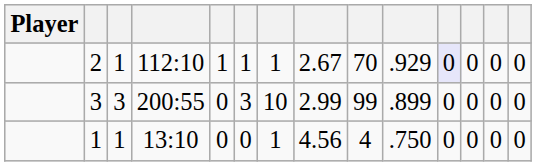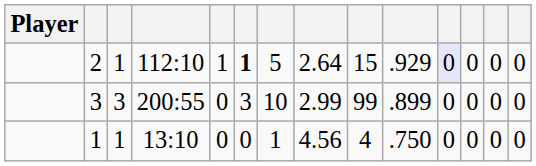(246, 62) normal -> (246, 62) bold
(275, 62) 1 -> (275, 62) 5
(320, 62) 2.67 -> (320, 62) 2.64
(365, 62) 70 -> (365, 62) 15
